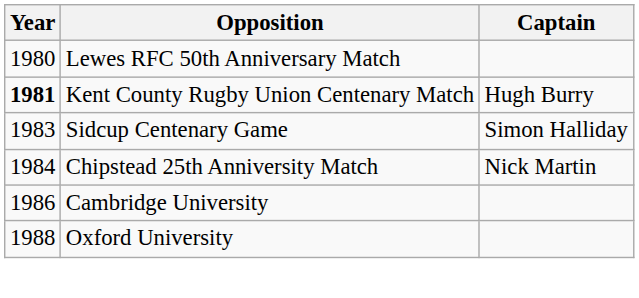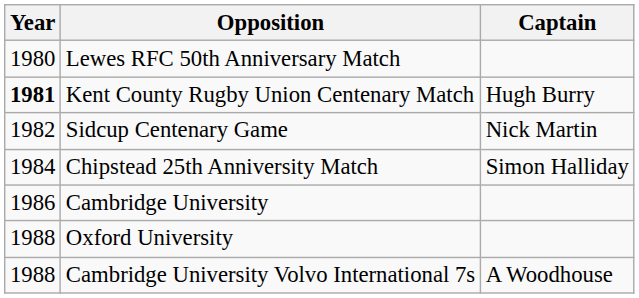(33, 130) 1983 -> (33, 130) 1982
(556, 130) Simon Halliday -> (542, 130) Nick Martin
(540, 166) Nick Martin -> (557, 166) Simon Halliday
+ row: (271, 274)
